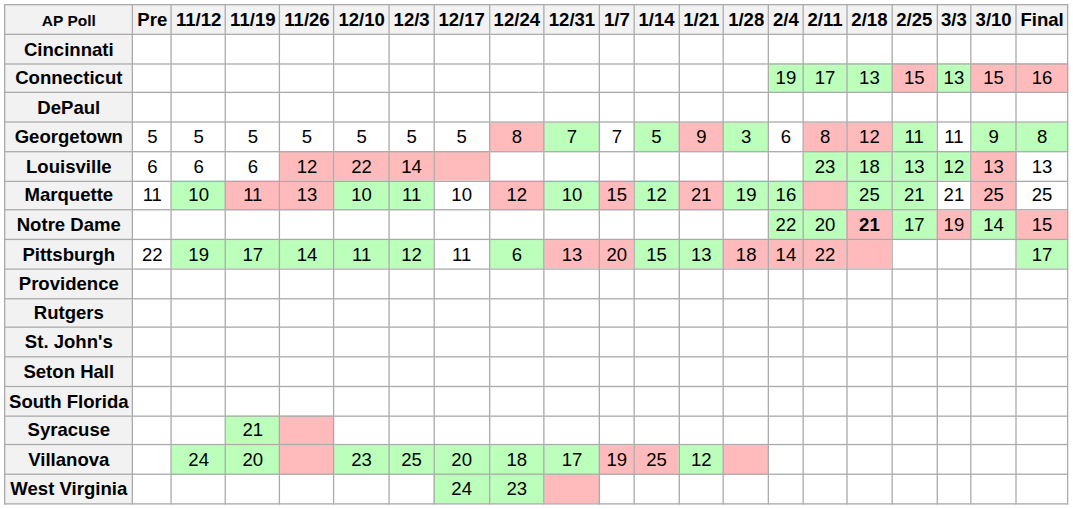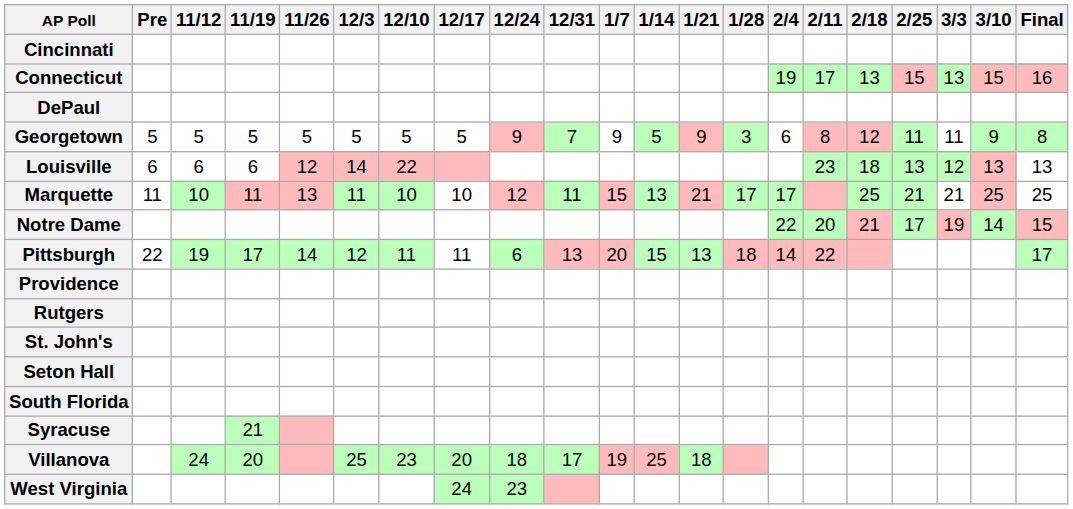columns swapped: (412, 20) <-> (362, 20)
(517, 137) 8 -> (517, 137) 9
(617, 137) 7 -> (617, 137) 9
(572, 196) 10 -> (572, 196) 11
(657, 196) 12 -> (657, 196) 13
(746, 196) 19 -> (746, 196) 17
(786, 196) 16 -> (786, 196) 17
(869, 225) bold -> (869, 225) normal
(701, 460) 12 -> (701, 460) 18
